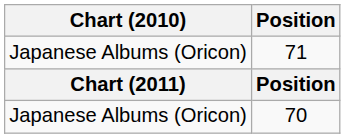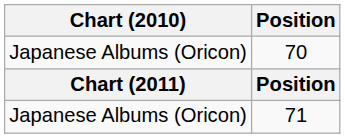rows swapped: (296, 116) <-> (296, 52)
